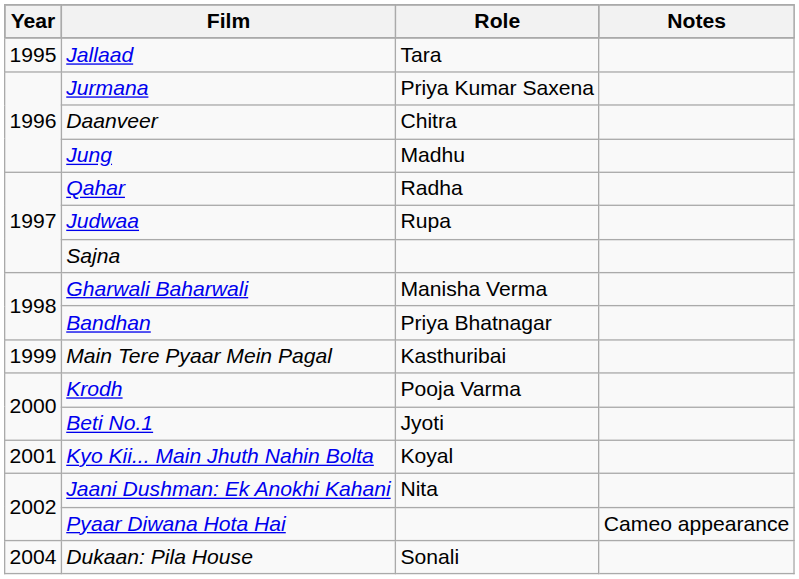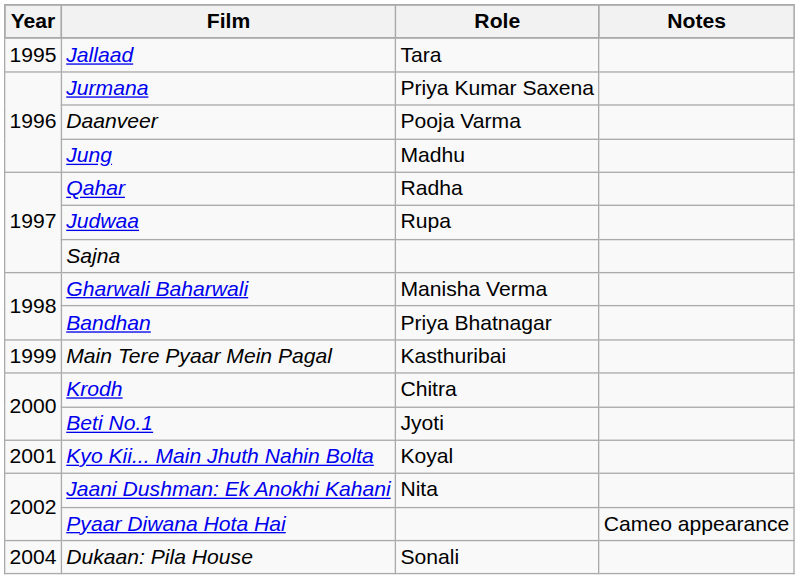(429, 121) Chitra -> (461, 121) Pooja Varma
(461, 389) Pooja Varma -> (429, 389) Chitra
